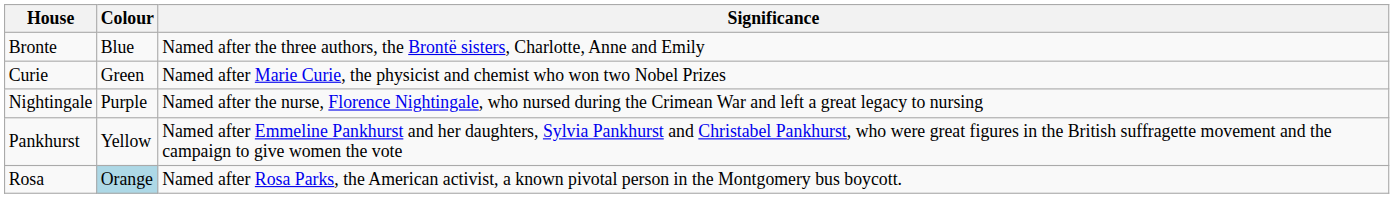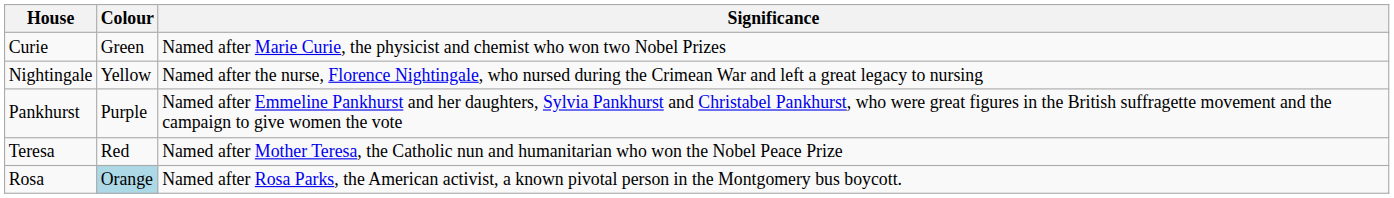- row: (33, 46)
(124, 103) Purple -> (126, 74) Yellow
(126, 141) Yellow -> (124, 113) Purple
+ row: (32, 151)
